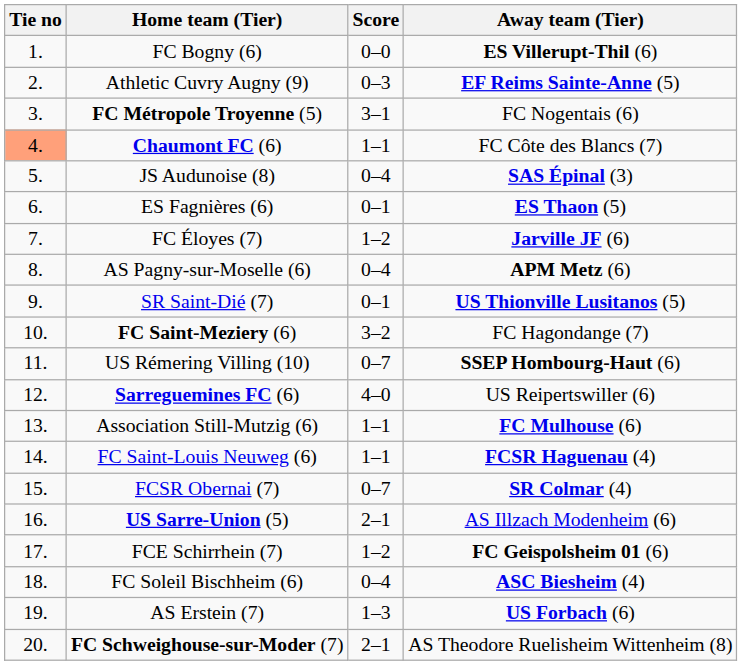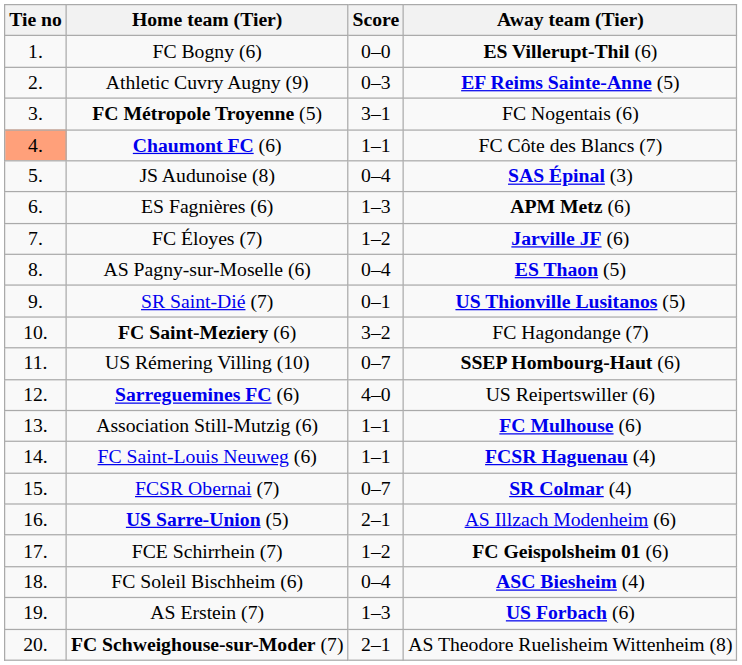(376, 207) 0–1 -> (376, 207) 1–3
(570, 207) ES Thaon (5) -> (570, 207) APM Metz (6)
(570, 269) APM Metz (6) -> (570, 269) ES Thaon (5)
